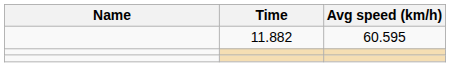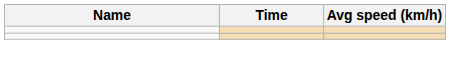- row: (272, 37)
